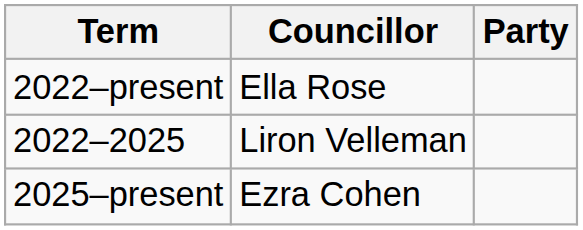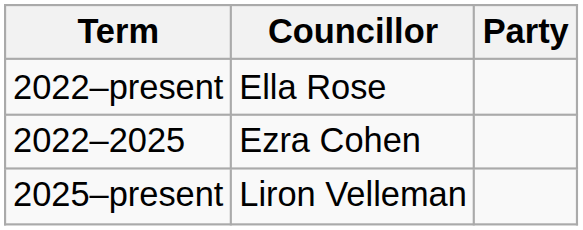(353, 140) Liron Velleman -> (330, 140) Ezra Cohen
(330, 195) Ezra Cohen -> (353, 195) Liron Velleman
